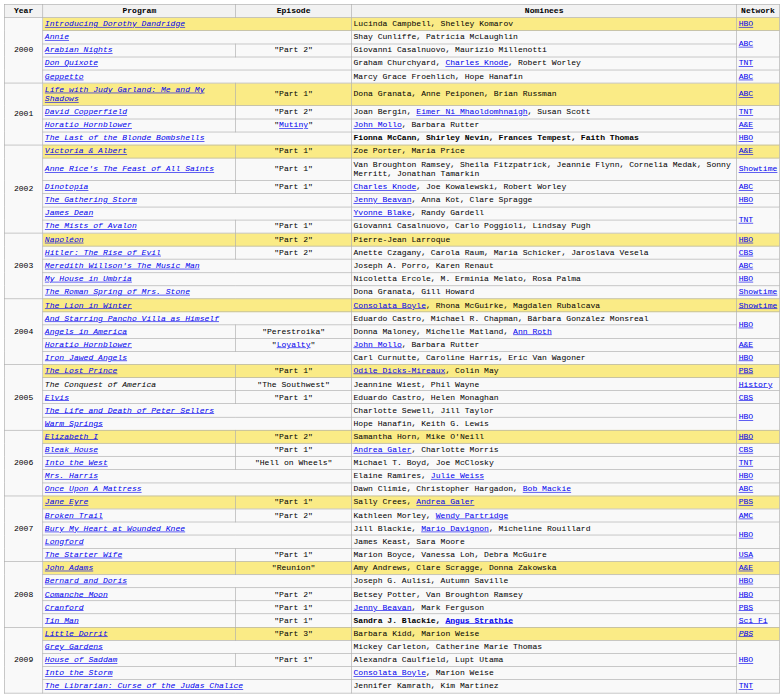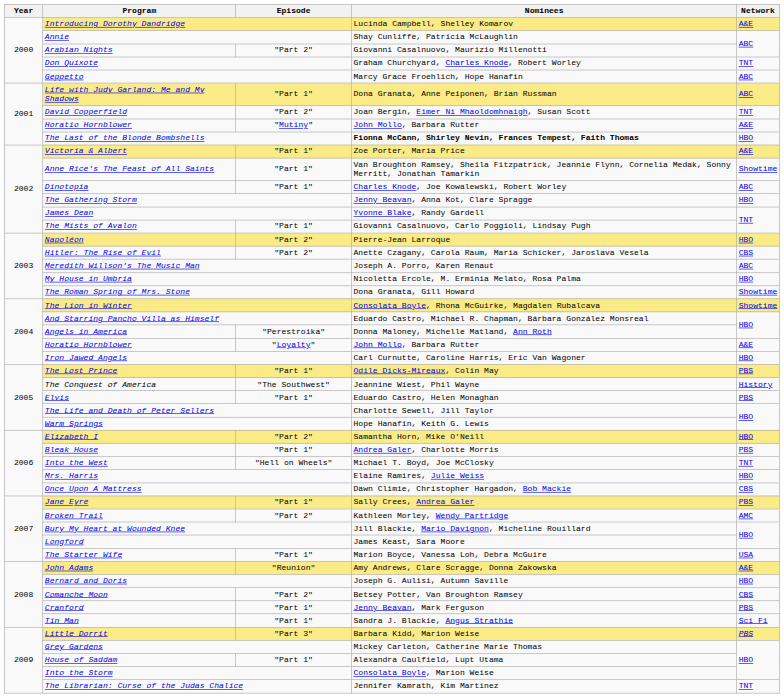(746, 24) HBO -> (746, 24) A&E
(746, 397) CBS -> (746, 397) PBS
(746, 450) CBS -> (746, 450) PBS
(746, 489) ABC -> (746, 489) CBS
(746, 594) HBO -> (746, 594) CBS
(433, 621) bold -> (433, 621) normal
